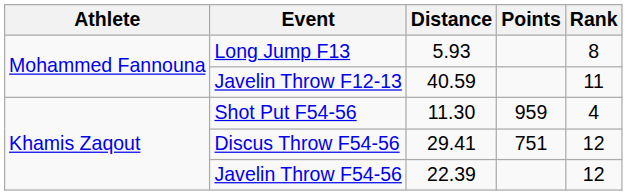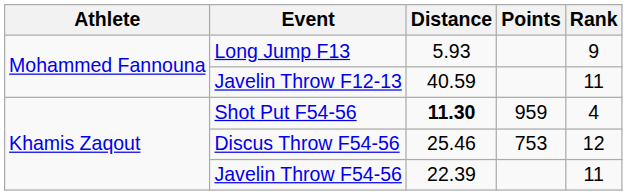(594, 50) 8 -> (594, 50) 9
(452, 112) normal -> (452, 112) bold
(452, 143) 29.41 -> (452, 143) 25.46
(531, 143) 751 -> (531, 143) 753
(594, 174) 12 -> (594, 174) 11
